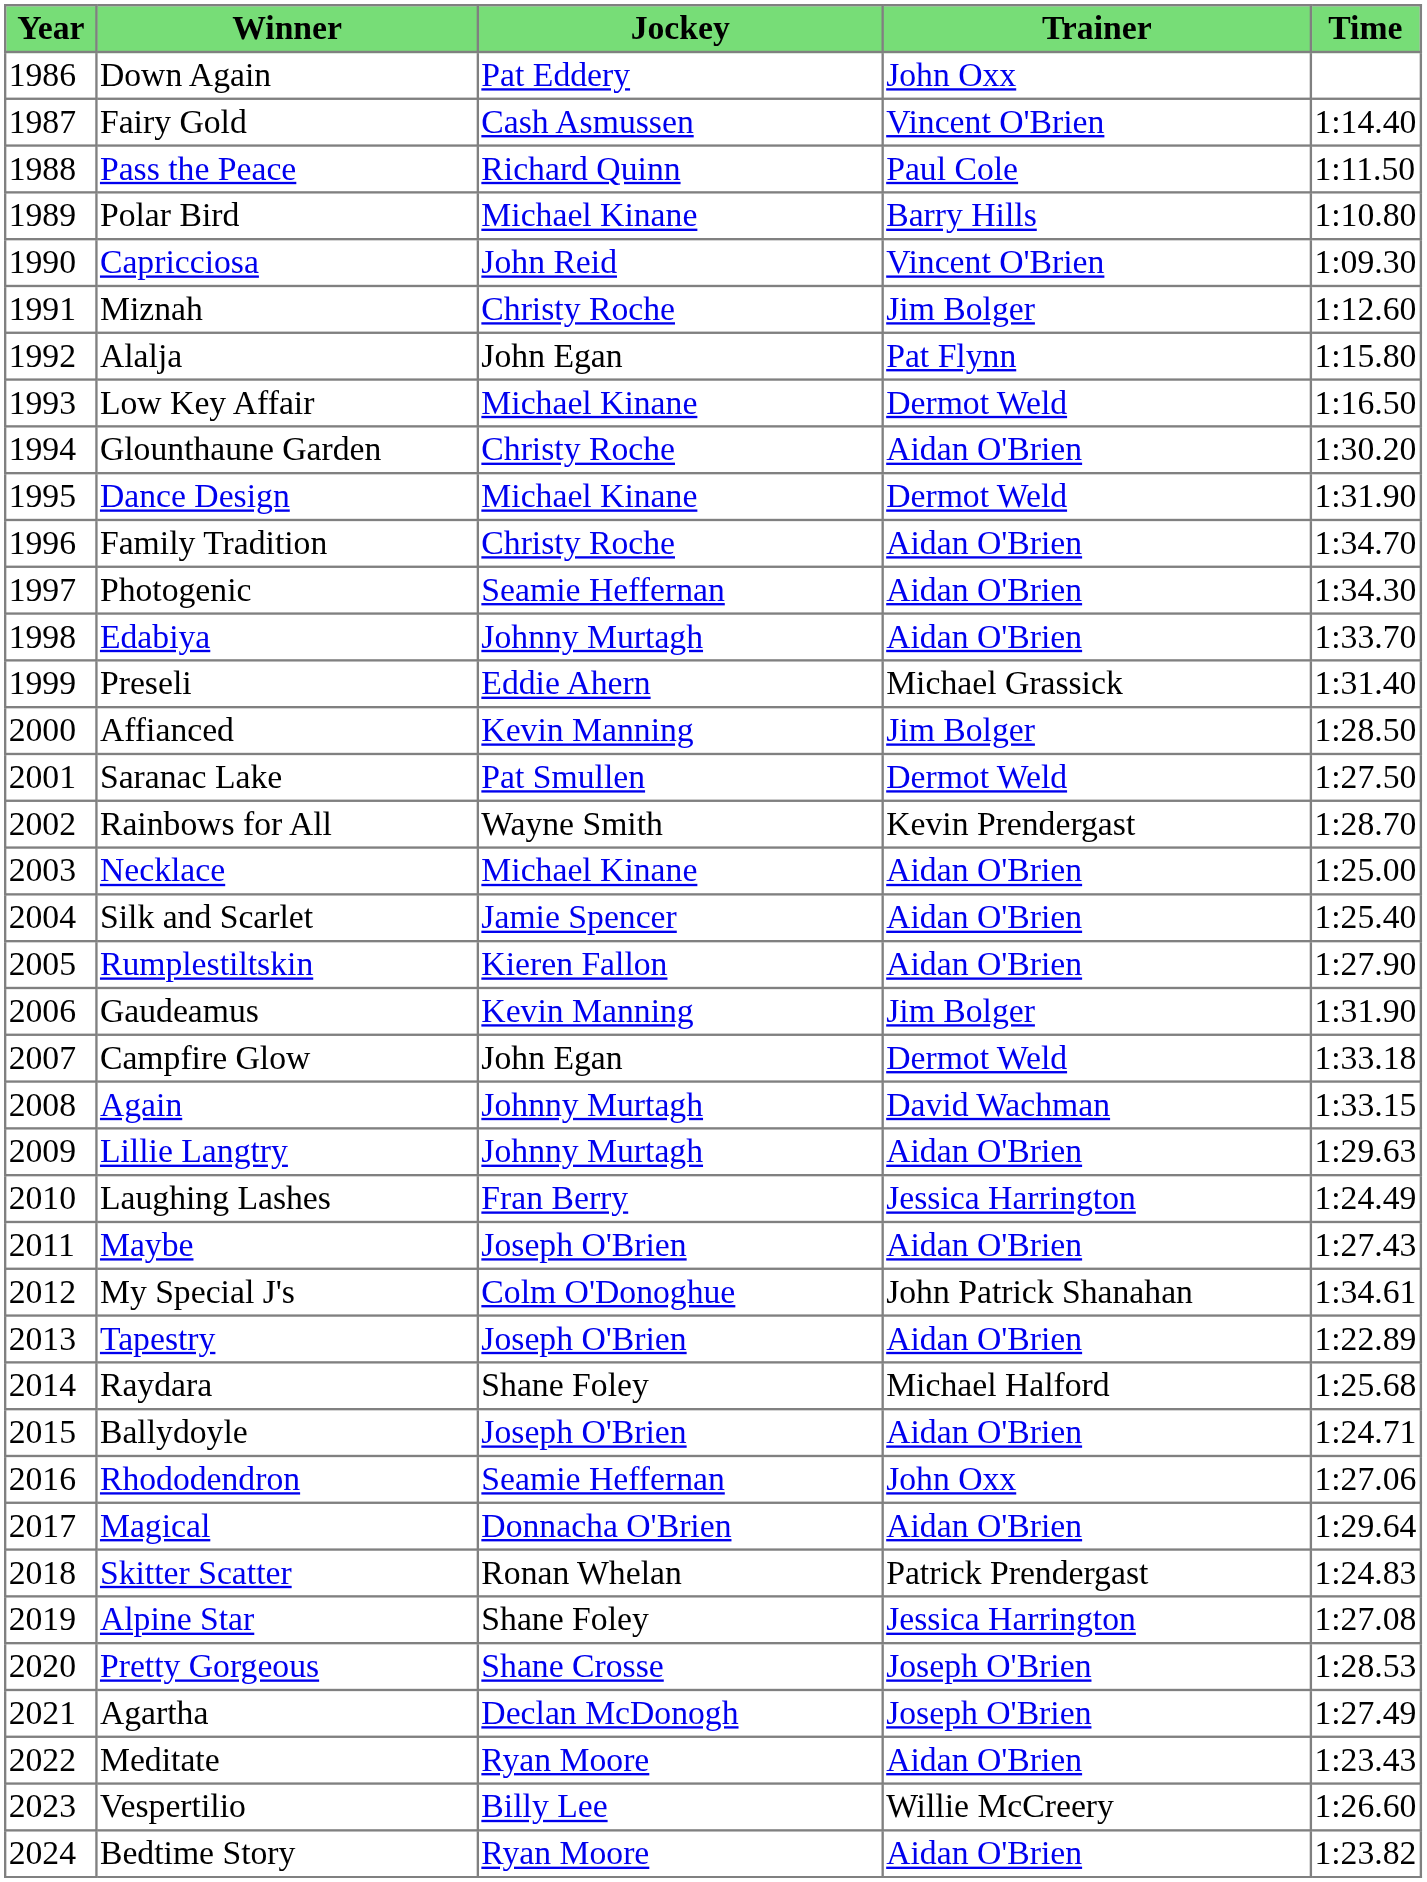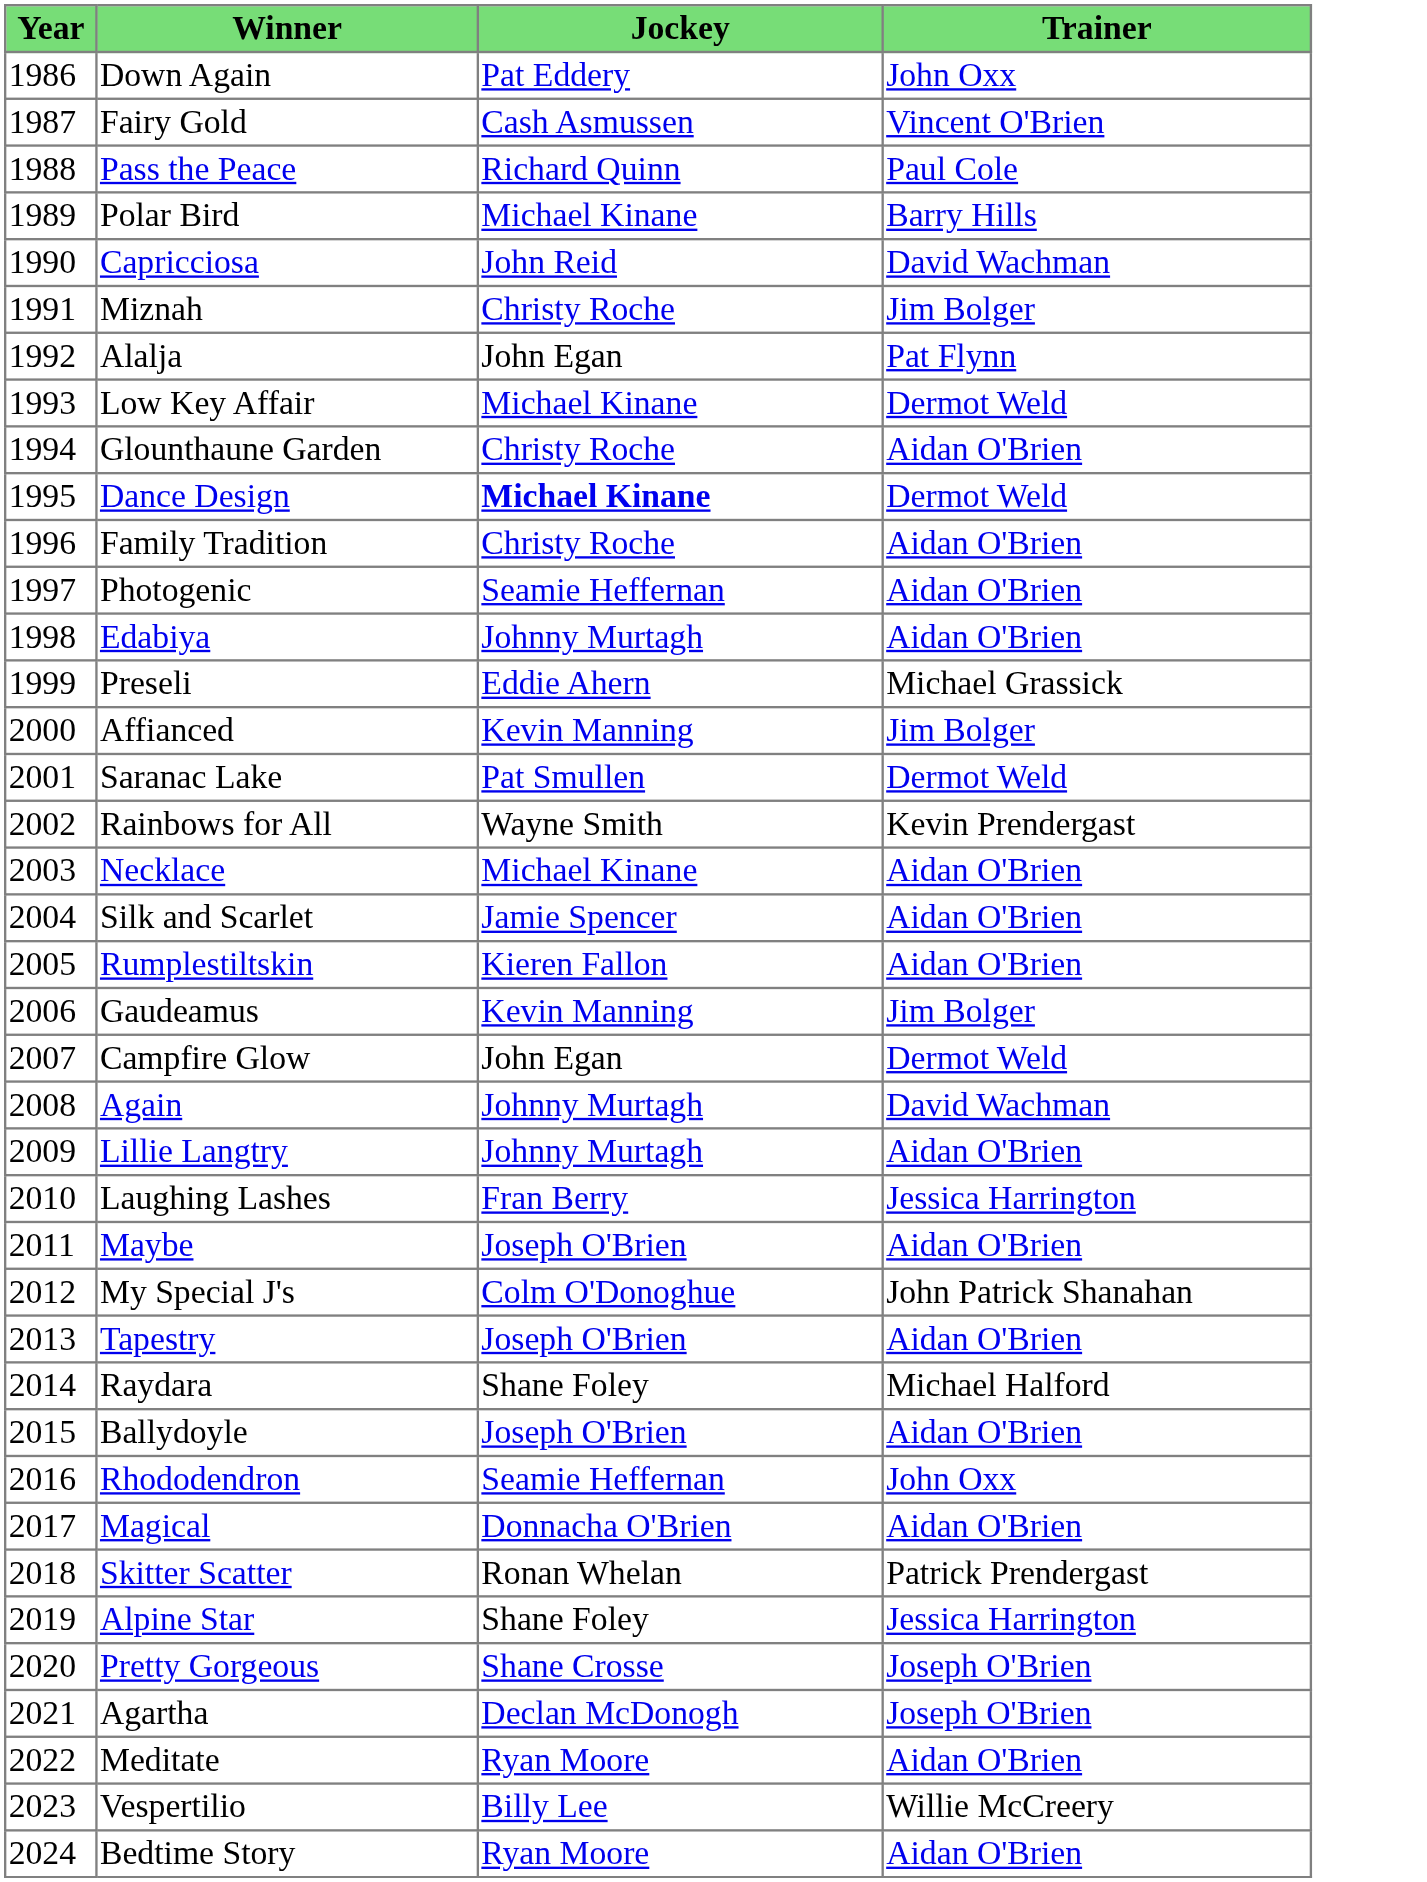- column: (1365, 27)
(995, 261) Vincent O'Brien -> (998, 261) David Wachman
(589, 495) normal -> (596, 495) bold
